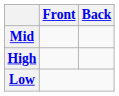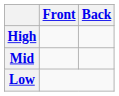rows swapped: (22, 58) <-> (22, 36)
